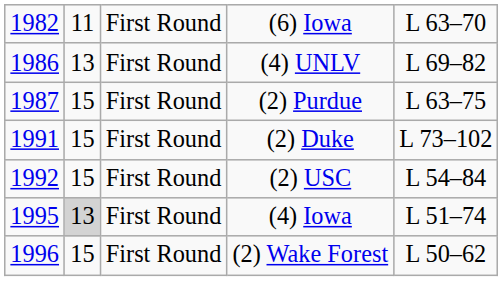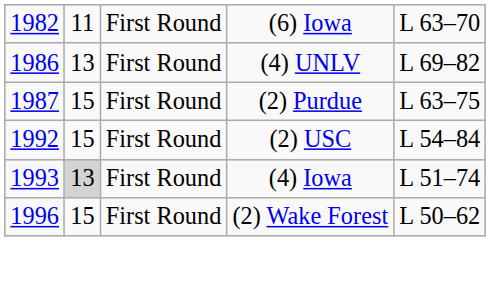- row: (310, 139)
(35, 216) 1995 -> (35, 178) 1993
